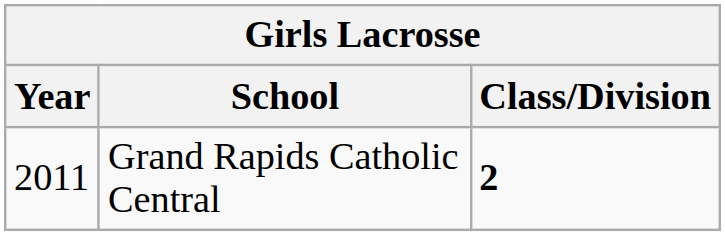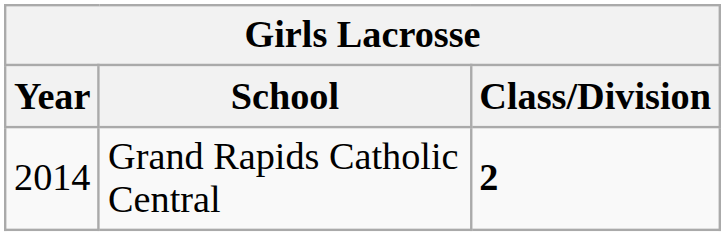(52, 177) 2011 -> (52, 177) 2014
